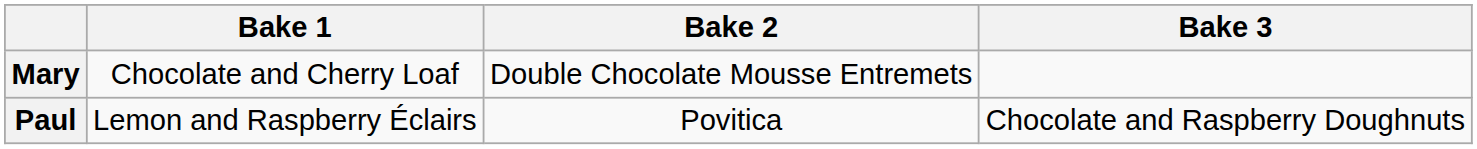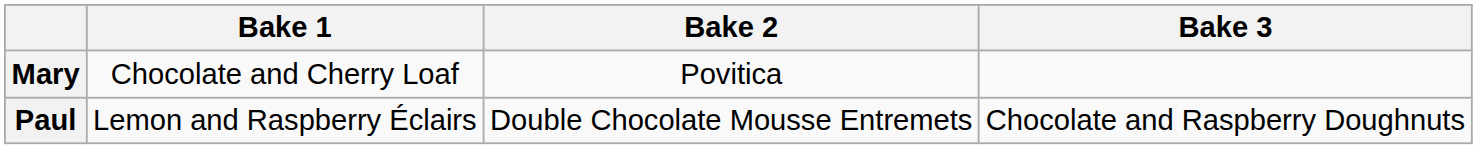(731, 73) Double Chocolate Mousse Entremets -> (731, 73) Povitica
(731, 119) Povitica -> (731, 119) Double Chocolate Mousse Entremets
